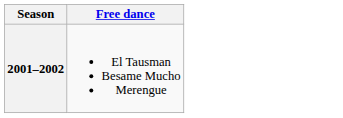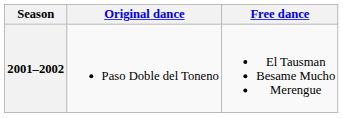+ column: (144, 14)
